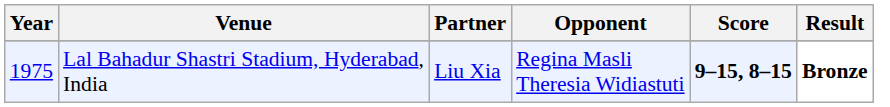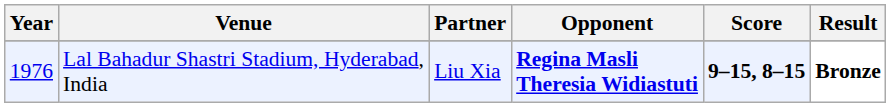(31, 71) 1975 -> (31, 71) 1976
(600, 71) normal -> (607, 71) bold
